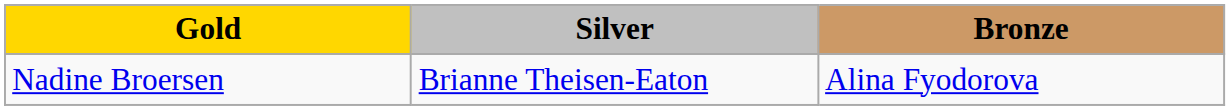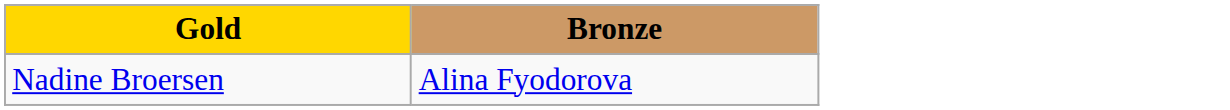- column: (615, 29)
